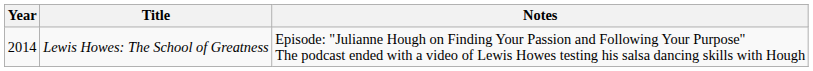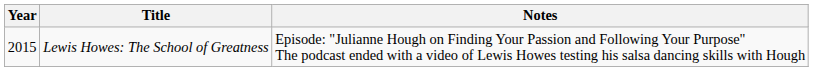(22, 46) 2014 -> (22, 46) 2015
